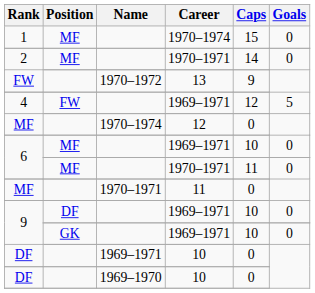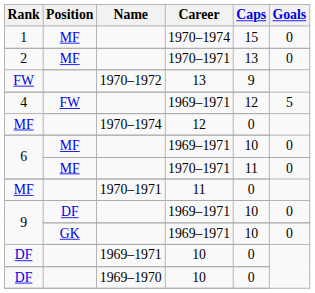(251, 59) 14 -> (251, 59) 13
